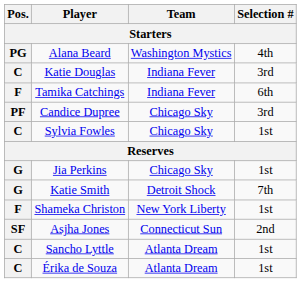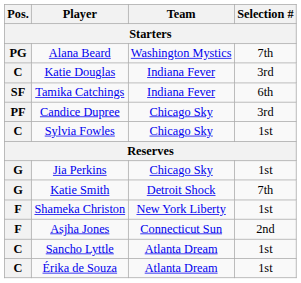(265, 53) 4th -> (265, 53) 7th
(18, 92) F -> (18, 92) SF
(18, 229) SF -> (18, 229) F
